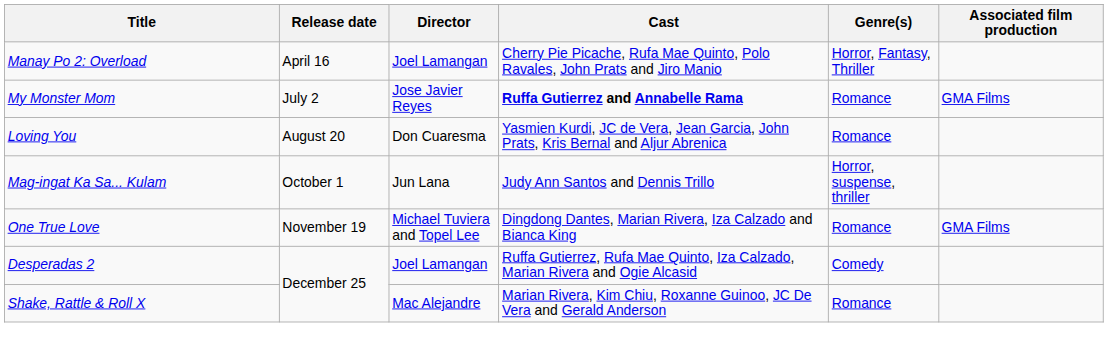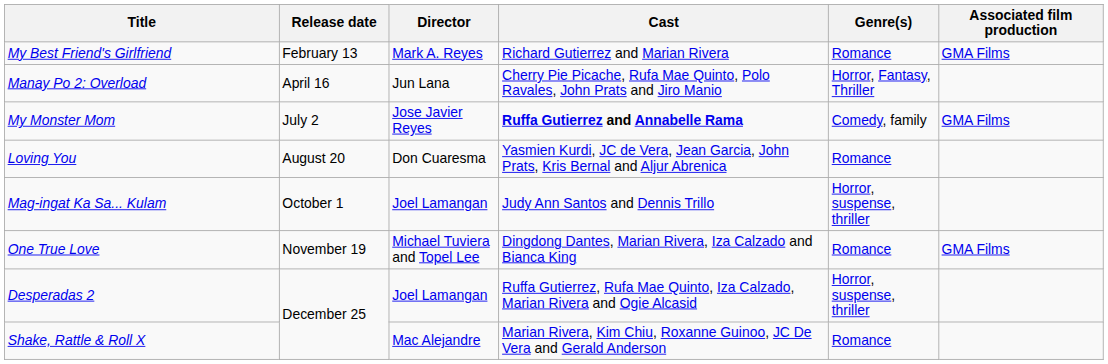+ row: (89, 53)
(440, 61) Joel Lamangan -> (421, 83) Jun Lana
(862, 98) Romance -> (879, 120) Comedy, family
(421, 182) Jun Lana -> (440, 204) Joel Lamangan
(858, 265) Comedy -> (863, 295) Horror, suspense, thriller
